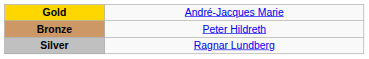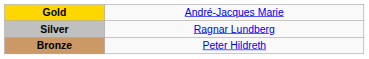rows swapped: (54, 45) <-> (54, 29)
